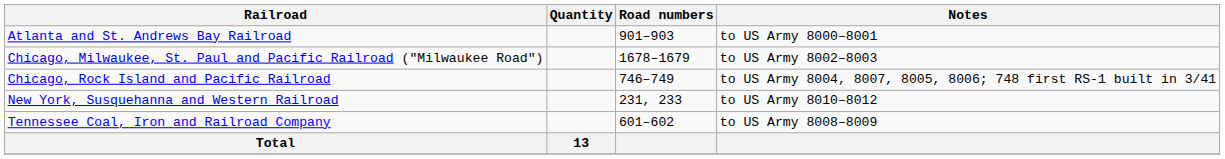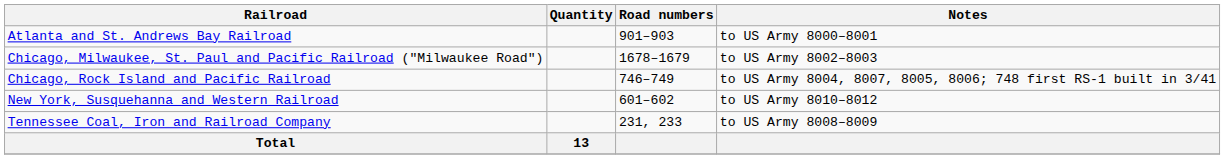(651, 101) 231, 233 -> (647, 101) 601–602
(647, 122) 601–602 -> (651, 122) 231, 233
